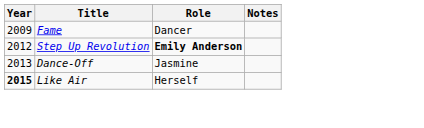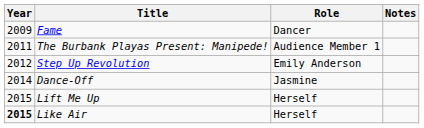+ row: (153, 47)
(198, 47) bold -> (317, 64) normal
(19, 64) 2013 -> (19, 81) 2014
+ row: (68, 98)
